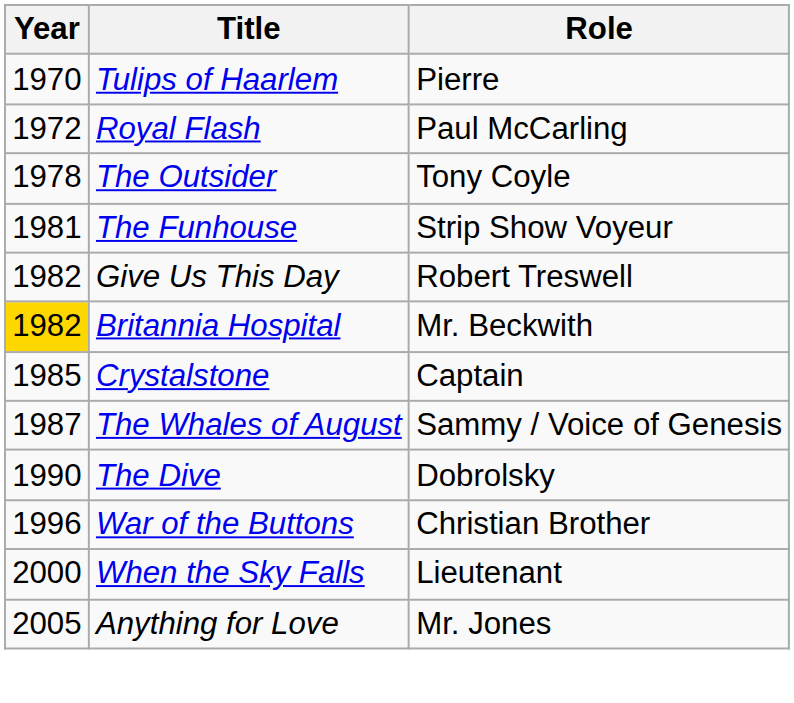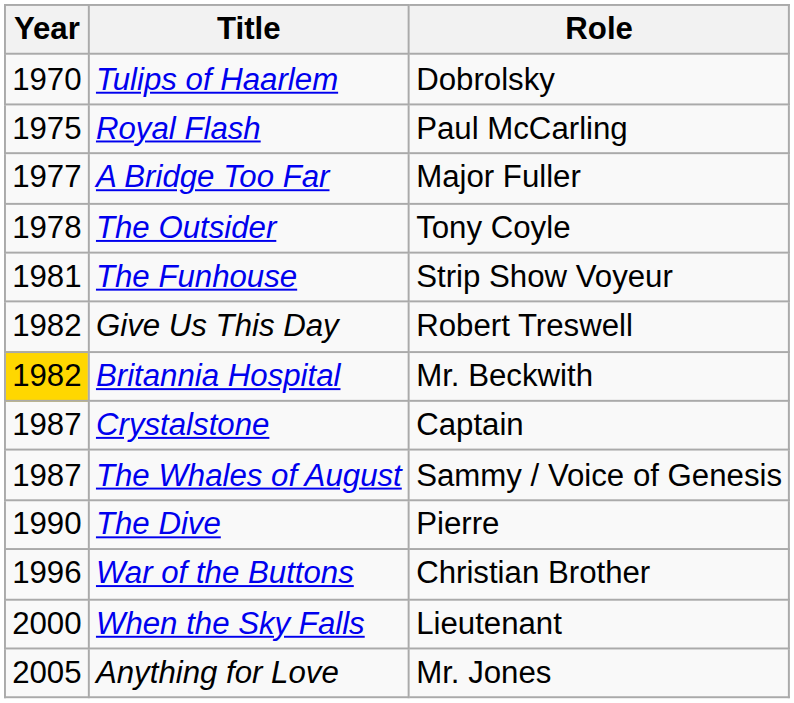(458, 78) Pierre -> (486, 78) Dobrolsky
(47, 128) 1972 -> (47, 128) 1975
+ row: (213, 177)
(47, 375) 1985 -> (47, 425) 1987
(486, 474) Dobrolsky -> (458, 524) Pierre
